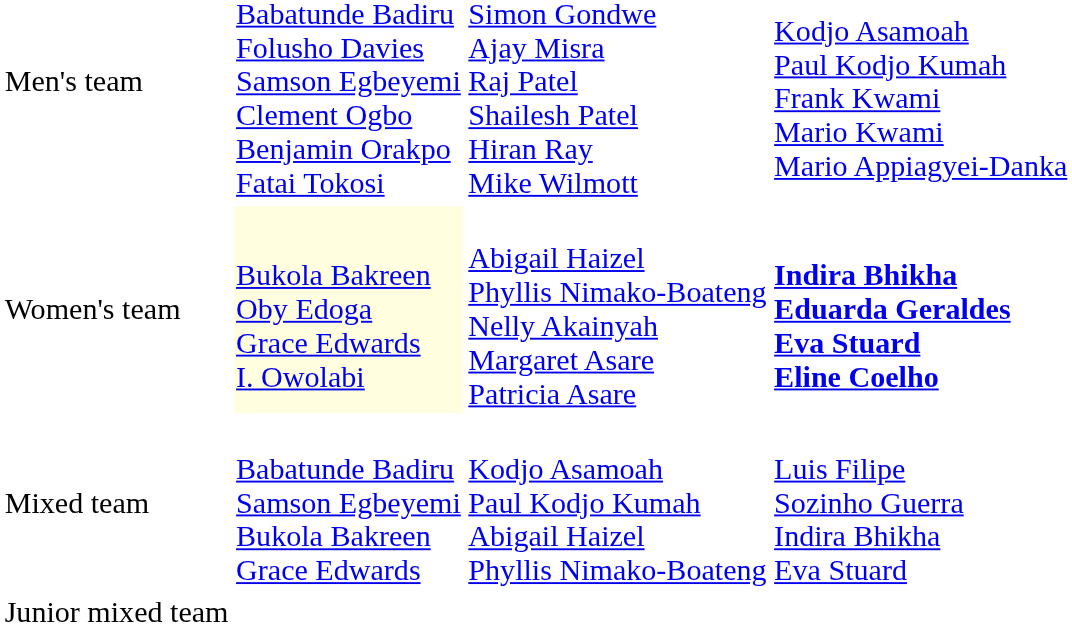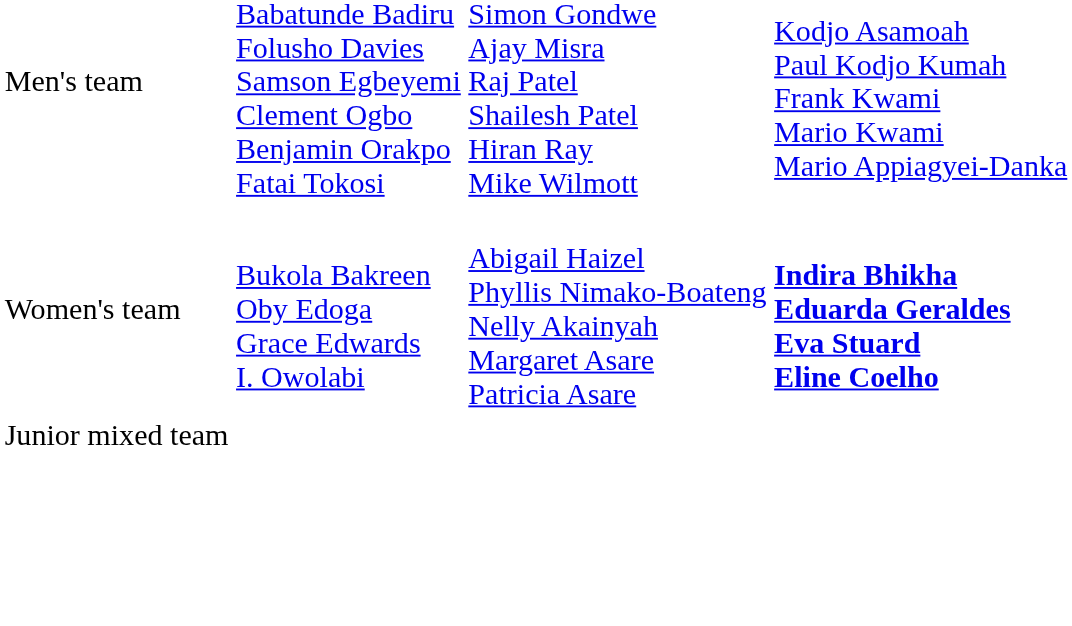(333, 326) lightyellow background -> (333, 326) no background
- row: (77, 502)
